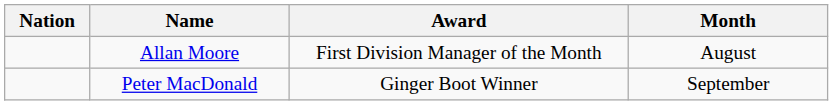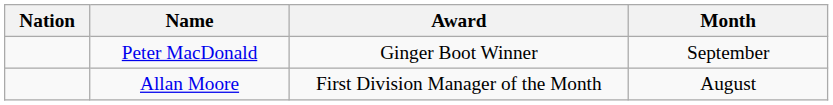rows swapped: (190, 52) <-> (190, 84)
